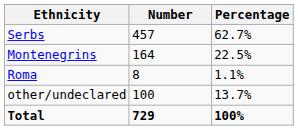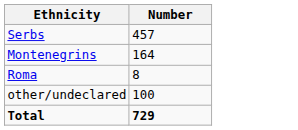- column: (252, 15)
